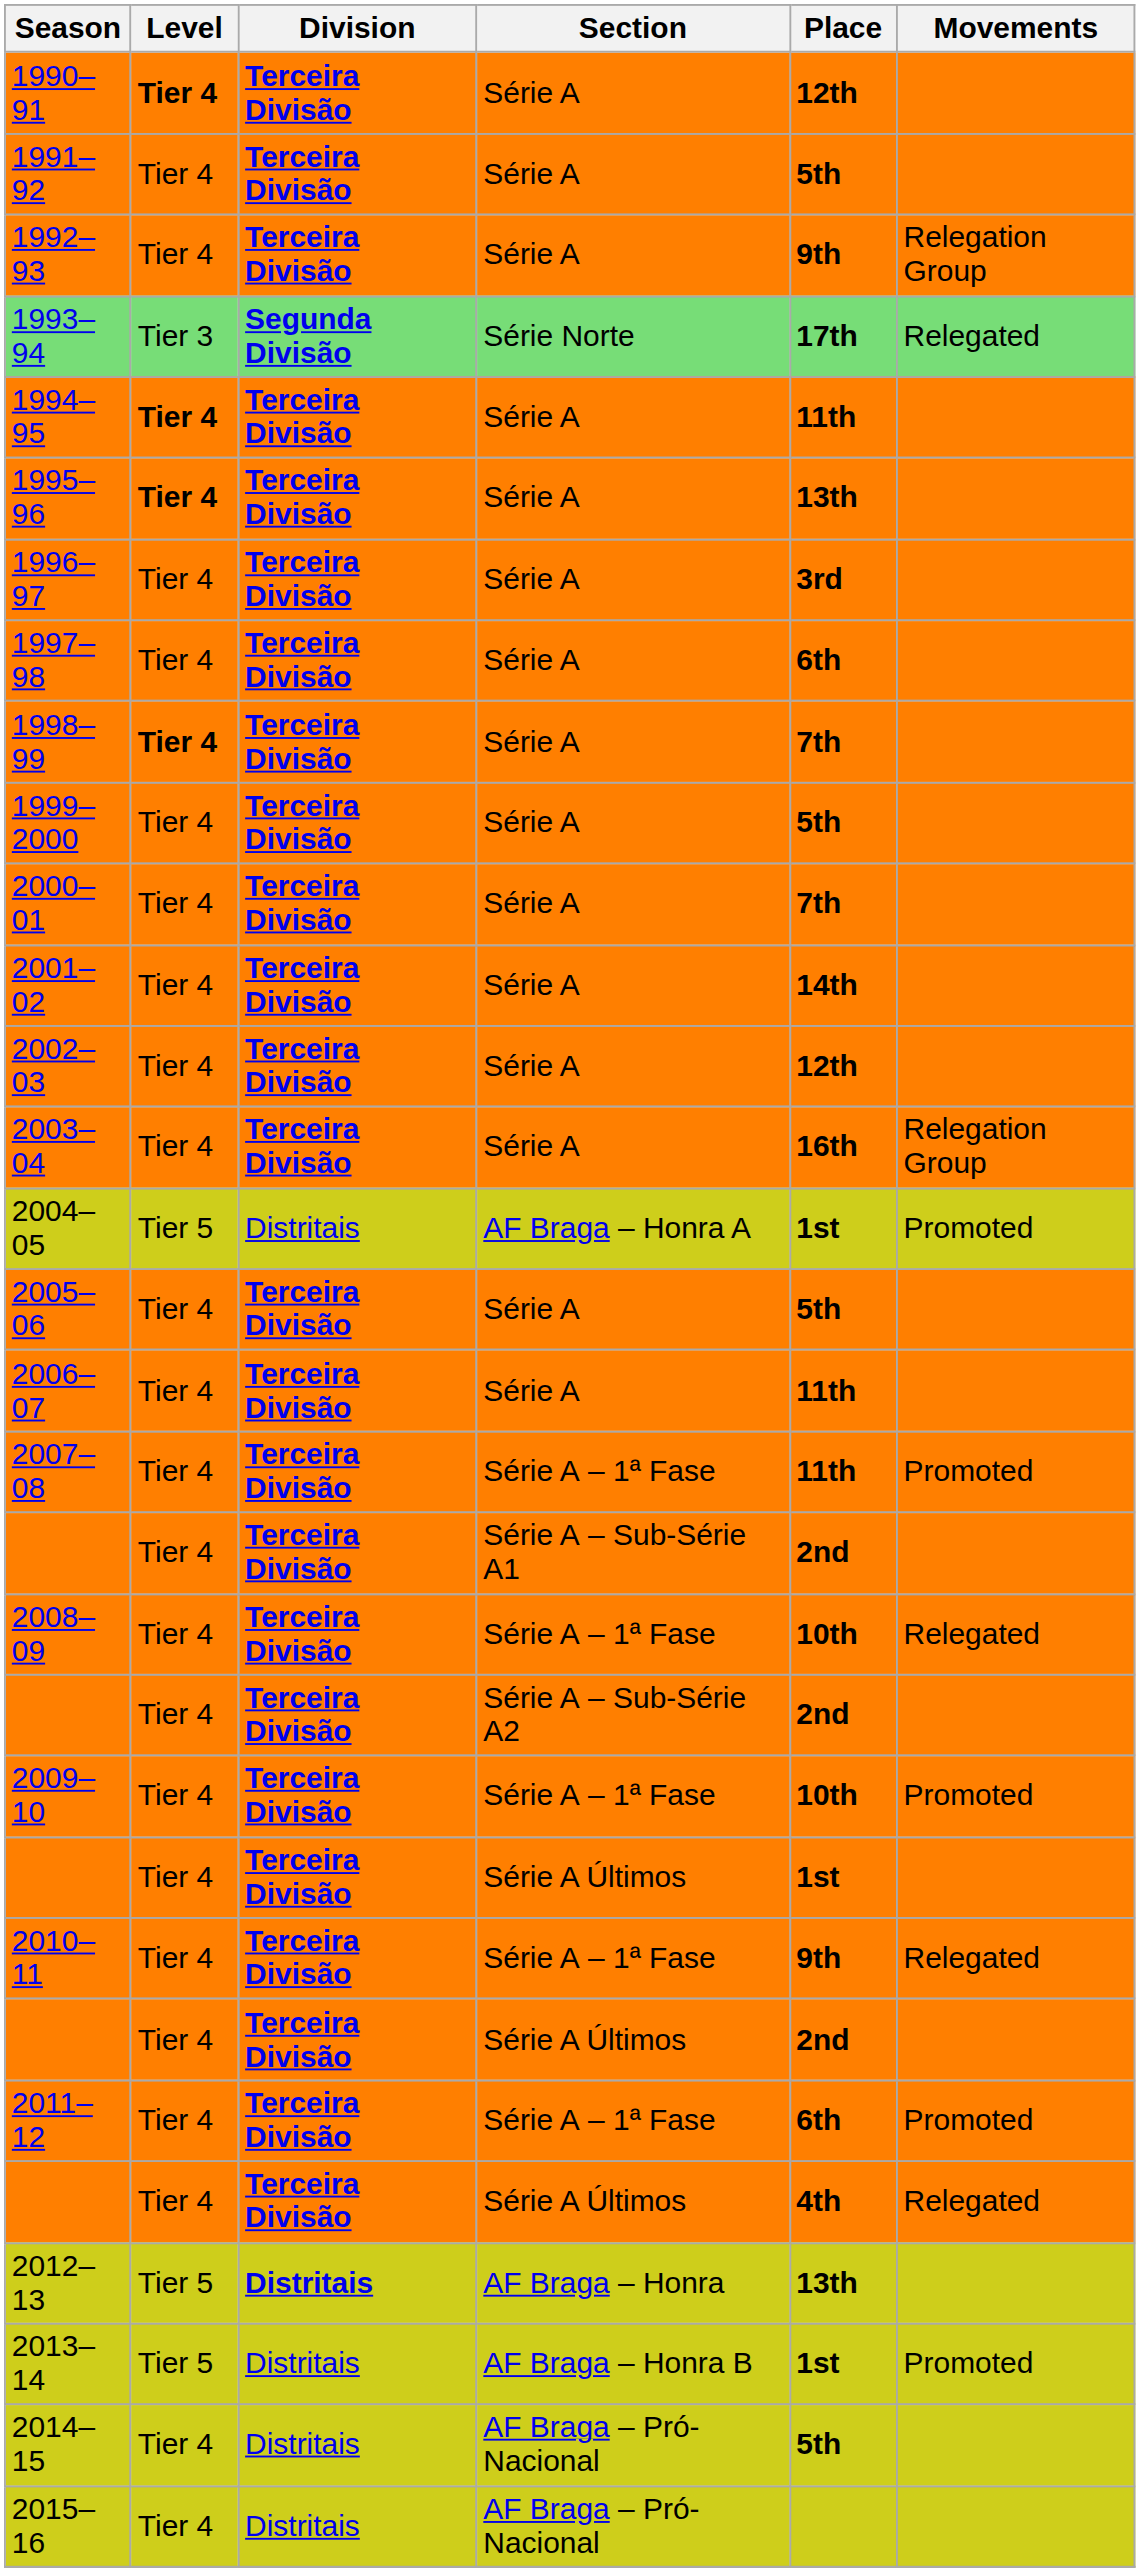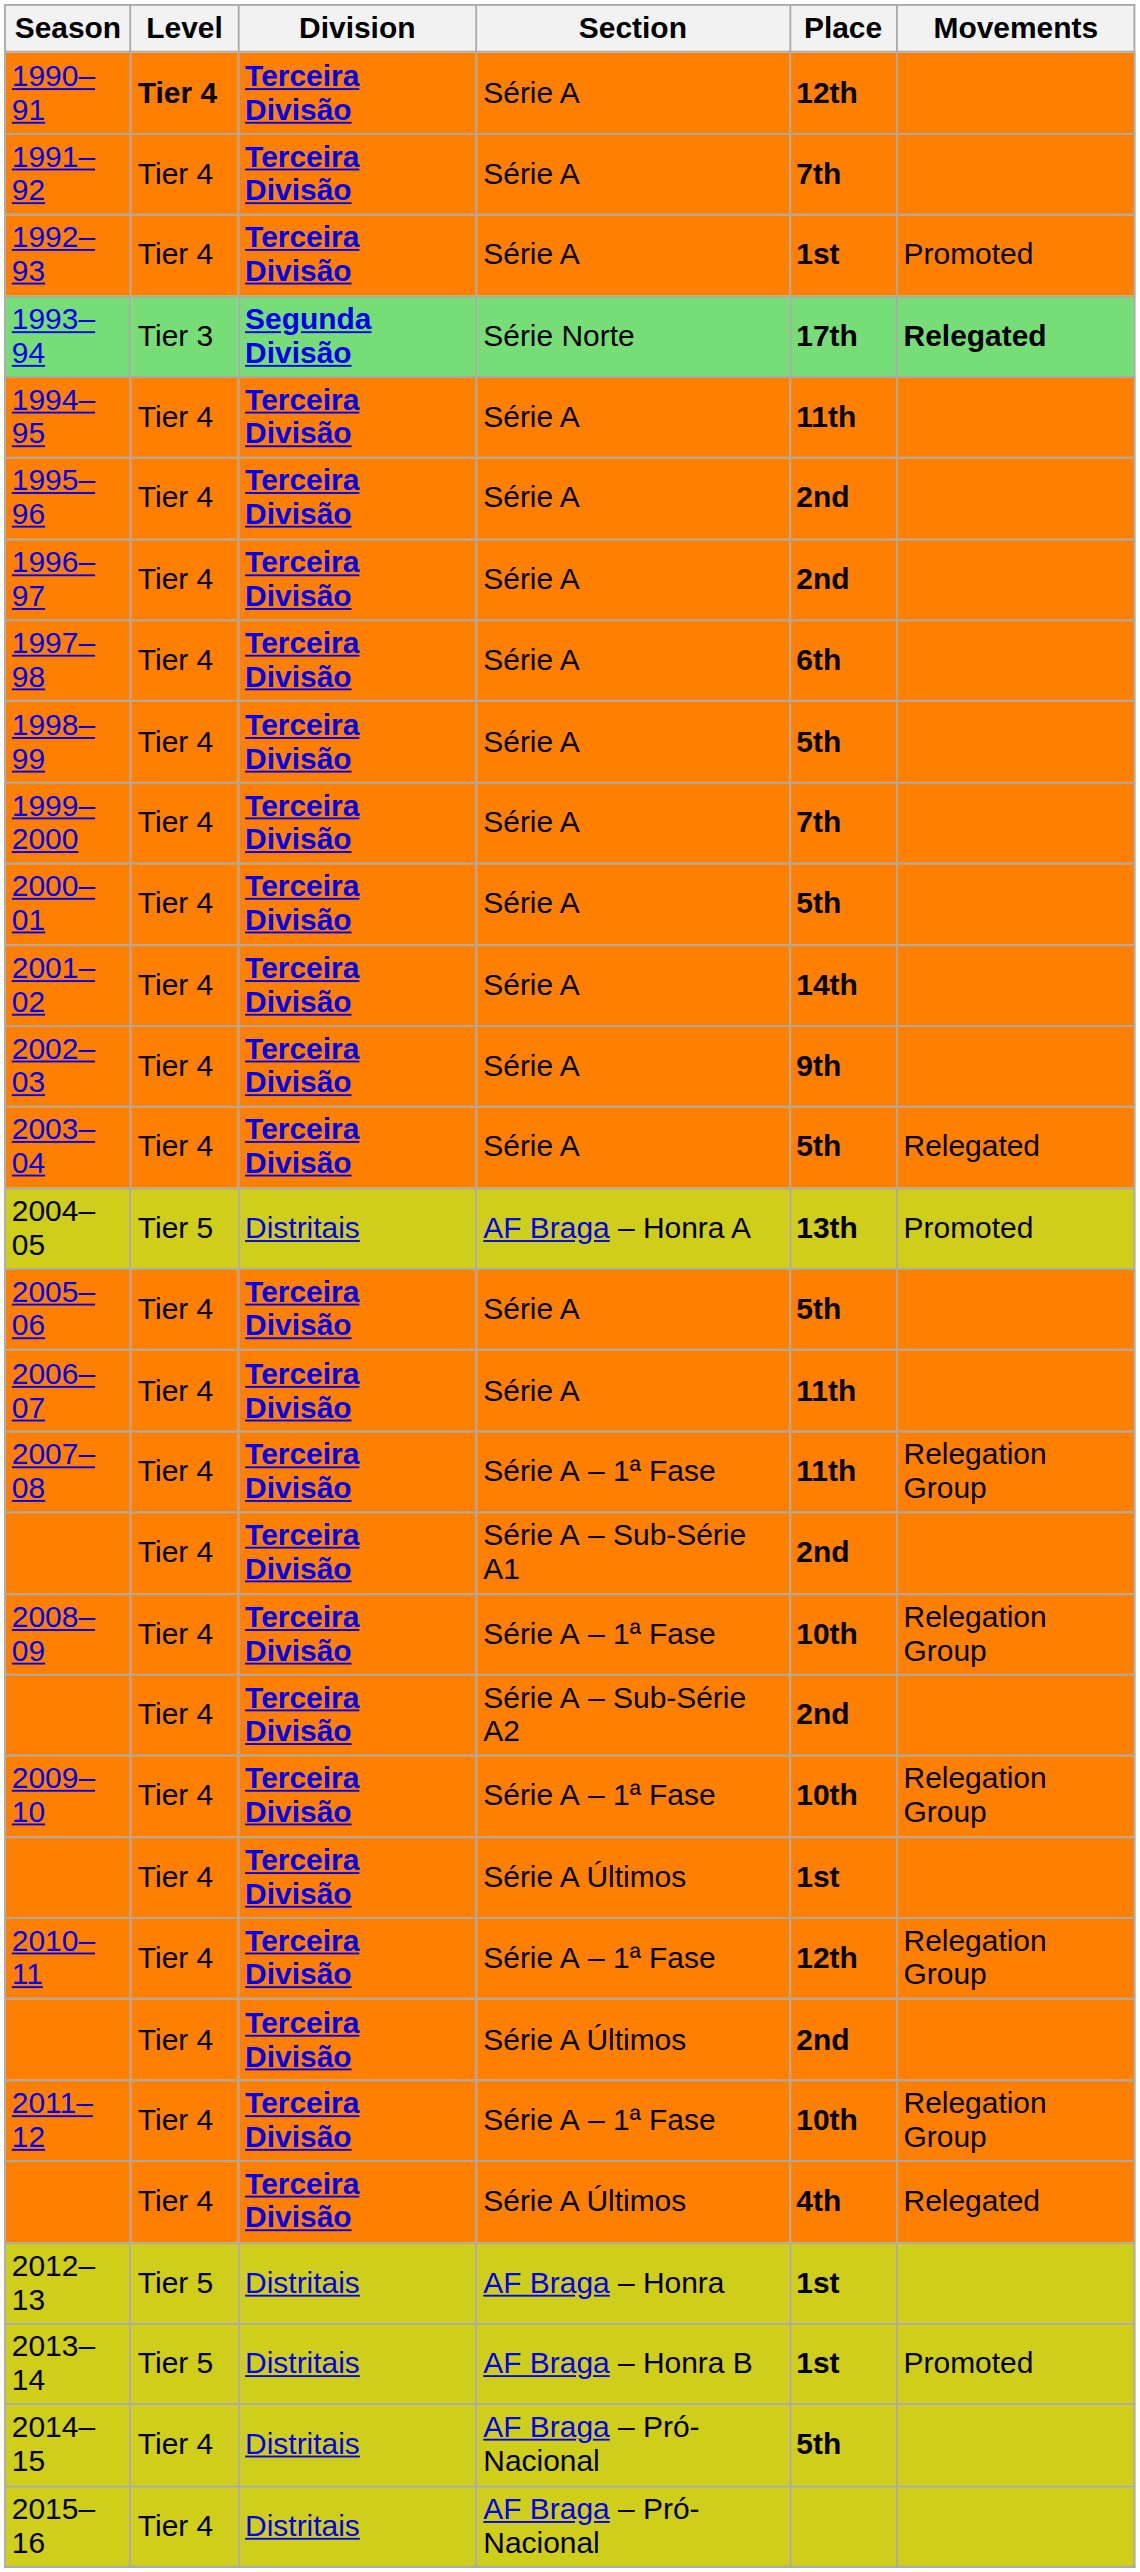(819, 173) 5th -> (819, 173) 7th
(819, 254) 9th -> (818, 254) 1st
(975, 254) Relegation Group -> (968, 254) Promoted
(972, 335) normal -> (975, 335) bold
(177, 416) bold -> (176, 416) normal
(177, 498) bold -> (176, 498) normal
(827, 498) 13th -> (823, 498) 2nd
(820, 579) 3rd -> (823, 579) 2nd
(177, 741) bold -> (176, 741) normal
(819, 741) 7th -> (819, 741) 5th
(819, 822) 5th -> (819, 822) 7th
(819, 903) 7th -> (819, 903) 5th
(827, 1065) 12th -> (819, 1065) 9th
(827, 1146) 16th -> (819, 1146) 5th
(975, 1146) Relegation Group -> (972, 1146) Relegated
(818, 1228) 1st -> (827, 1228) 13th
(968, 1471) Promoted -> (975, 1471) Relegation Group
(972, 1633) Relegated -> (975, 1633) Relegation Group
(968, 1795) Promoted -> (975, 1795) Relegation Group
(819, 1958) 9th -> (827, 1958) 12th
(972, 1958) Relegated -> (975, 1958) Relegation Group
(819, 2120) 6th -> (827, 2120) 10th
(968, 2120) Promoted -> (975, 2120) Relegation Group
(309, 2282) bold -> (302, 2282) normal
(827, 2282) 13th -> (818, 2282) 1st
